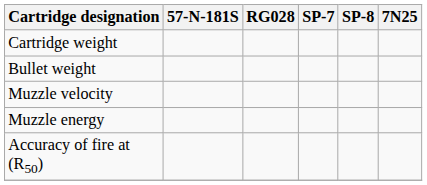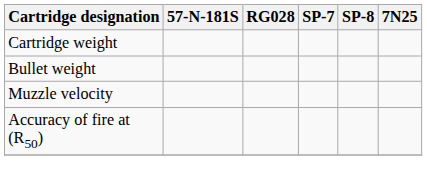- row: (56, 119)
